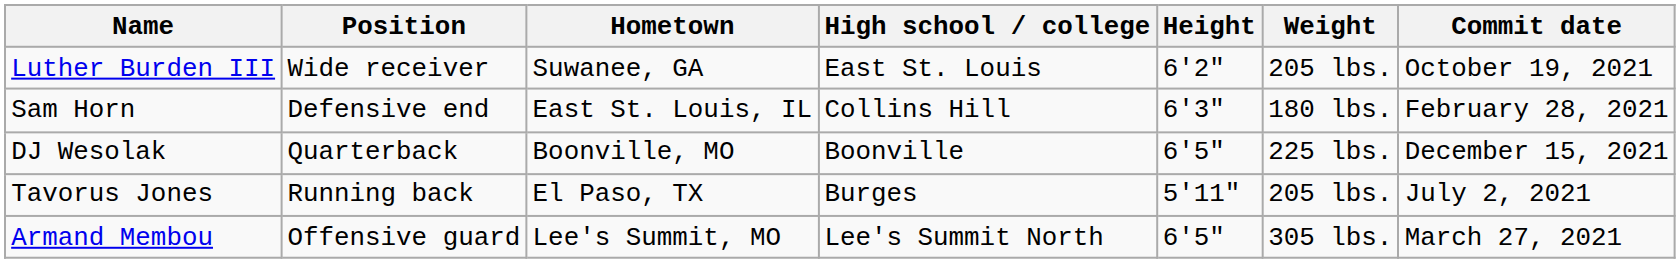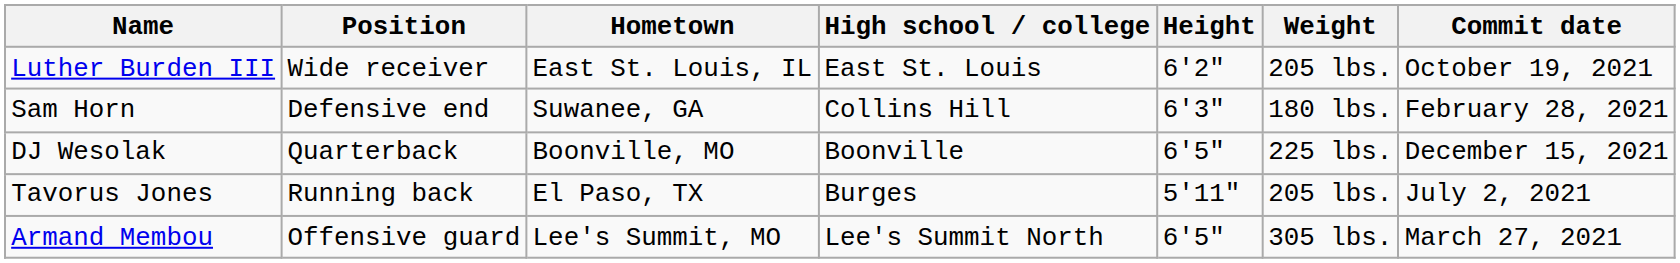(618, 68) Suwanee, GA -> (672, 68) East St. Louis, IL
(672, 110) East St. Louis, IL -> (618, 110) Suwanee, GA
